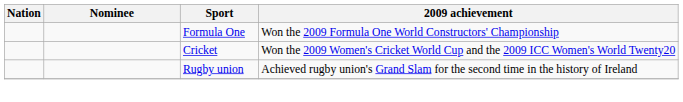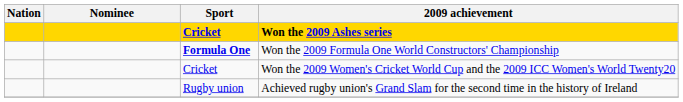+ row: (327, 32)
(214, 32) normal -> (217, 50) bold
